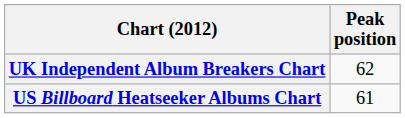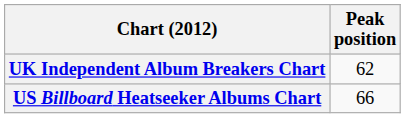(365, 98) 61 -> (365, 98) 66
